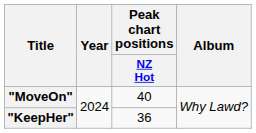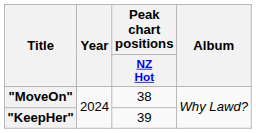(144, 97) 40 -> (144, 97) 38
(144, 117) 36 -> (144, 117) 39
